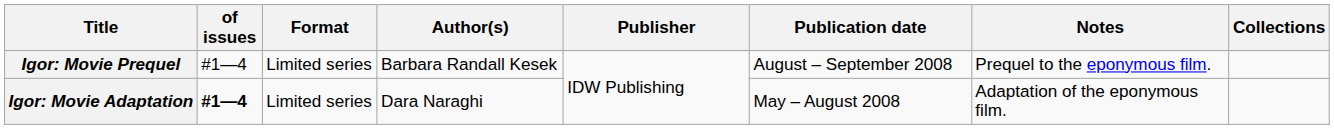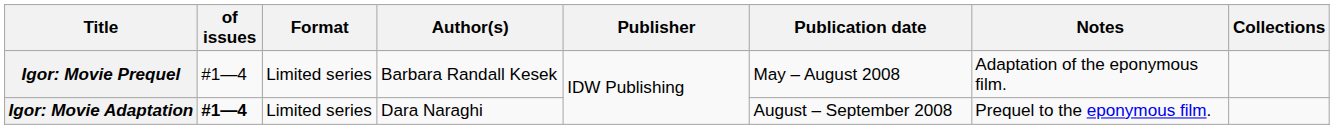(853, 64) August – September 2008 -> (827, 74) May – August 2008
(1093, 64) Prequel to the eponymous film. -> (1087, 74) Adaptation of the eponymous film.
(827, 101) May – August 2008 -> (853, 110) August – September 2008
(1087, 101) Adaptation of the eponymous film. -> (1093, 110) Prequel to the eponymous film.
